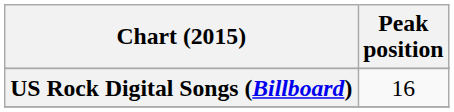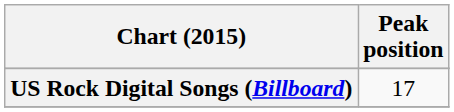(403, 87) 16 -> (403, 87) 17
